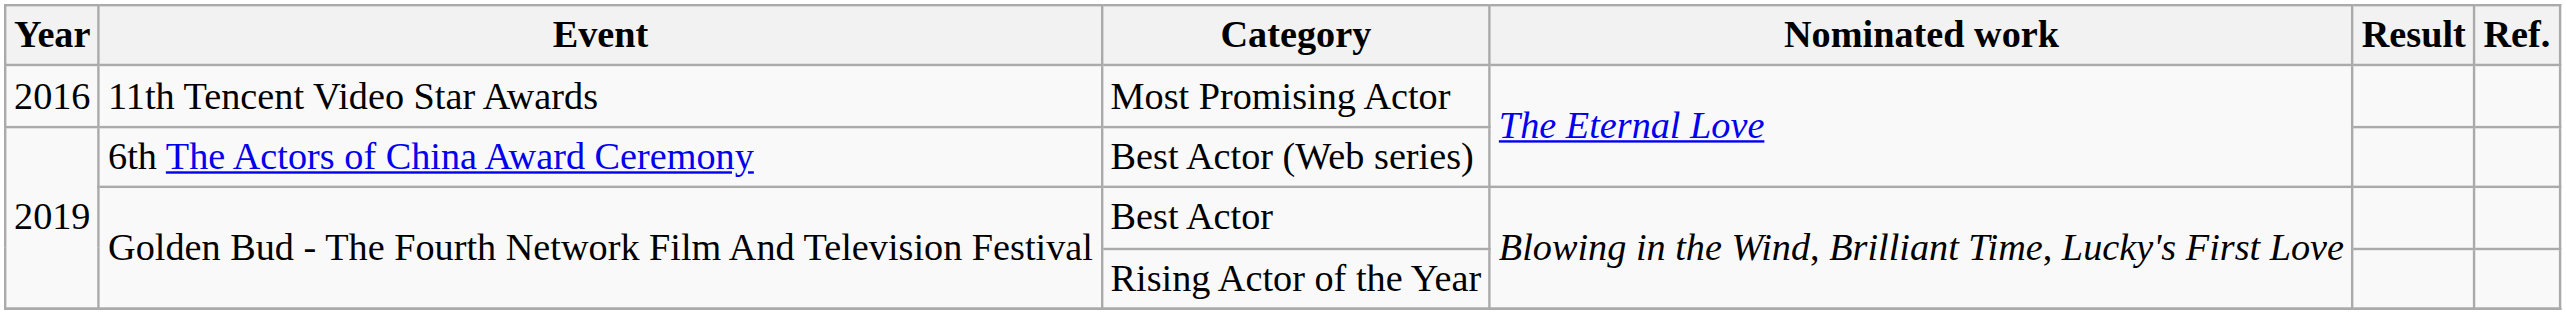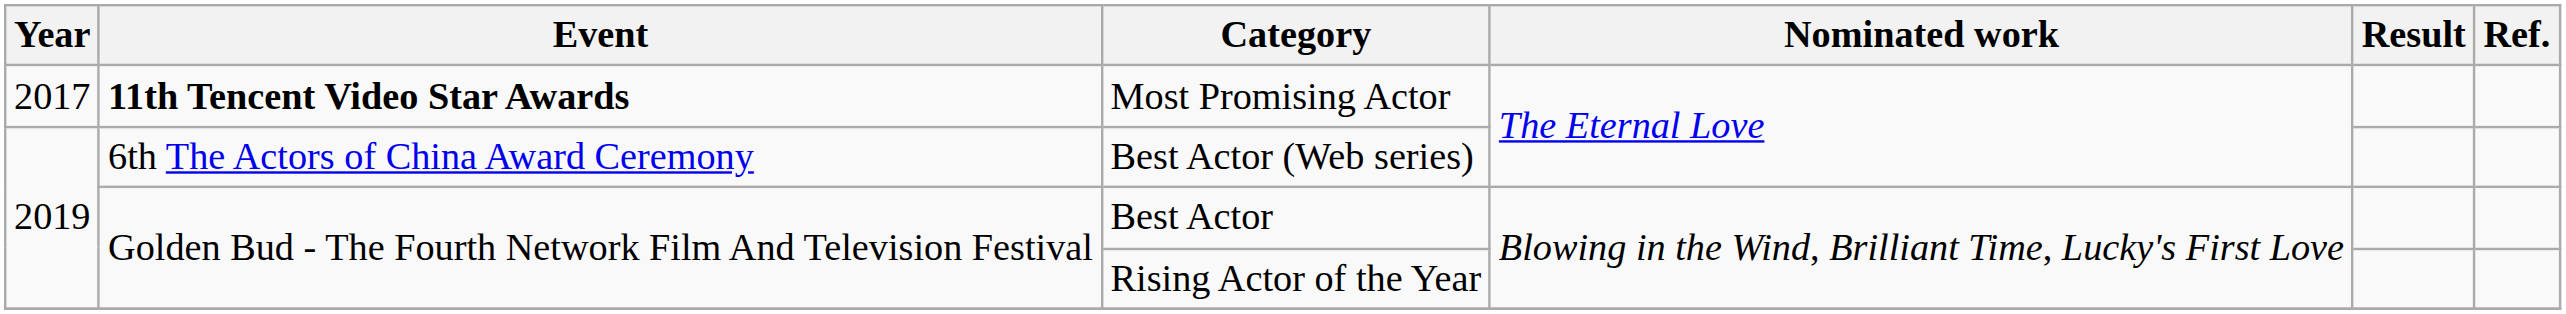(52, 95) 2016 -> (52, 95) 2017
(353, 95) normal -> (369, 95) bold
